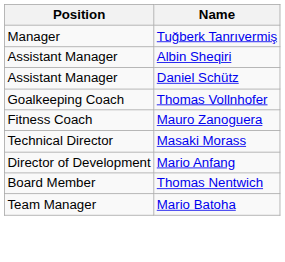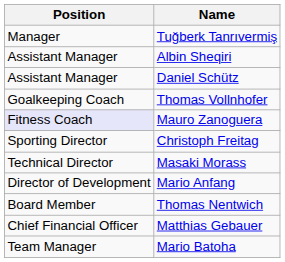(50, 120) no background -> (50, 120) lavender background
+ row: (208, 141)
+ row: (210, 225)
